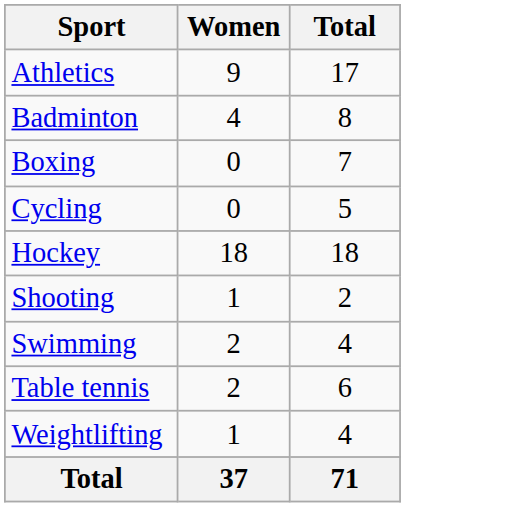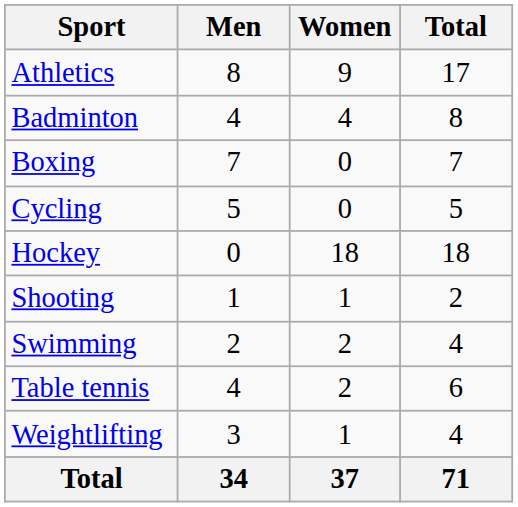+ column: (234, 27)
